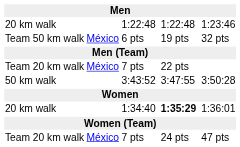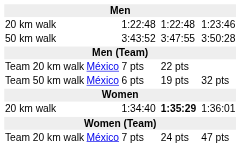rows swapped: (31, 81) <-> (44, 39)
